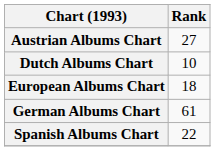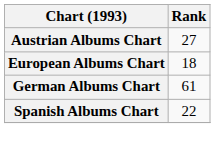- row: (86, 63)
